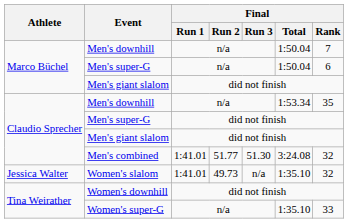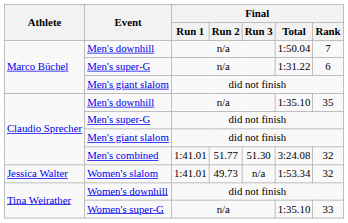(294, 67) 1:50.04 -> (294, 67) 1:31.22
(294, 102) 1:53.34 -> (294, 102) 1:35.10
(294, 174) 1:35.10 -> (294, 174) 1:53.34
